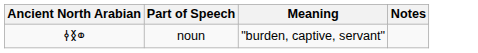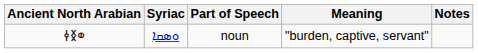+ column: (166, 14)
